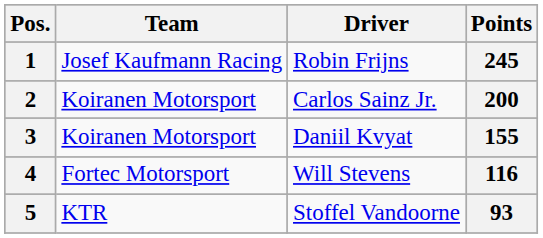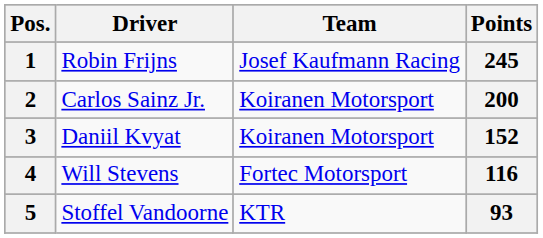columns swapped: (376, 23) <-> (172, 23)
(502, 136) 155 -> (502, 136) 152
